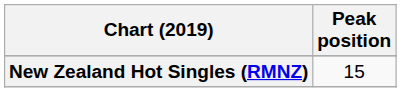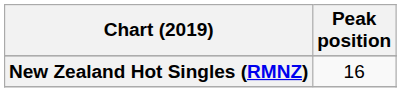(354, 71) 15 -> (354, 71) 16
